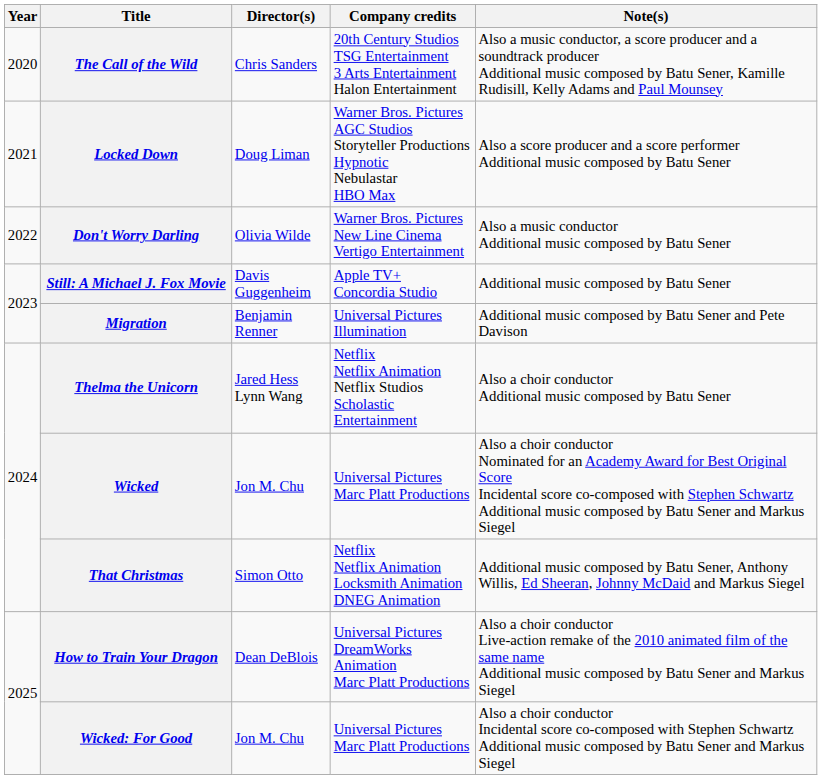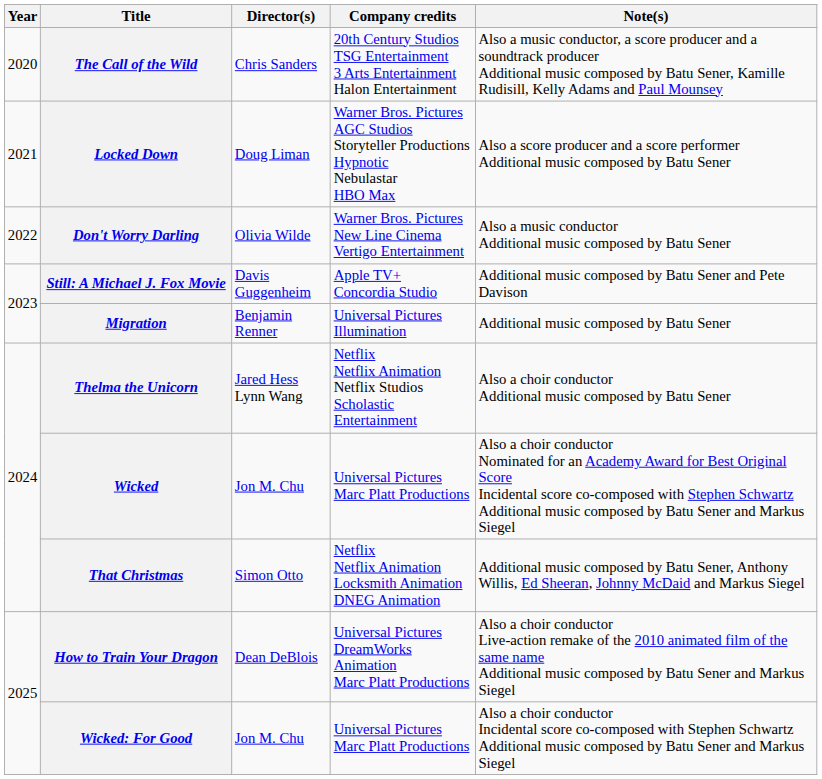(605, 283) Additional music composed by Batu Sener -> (632, 283) Additional music composed by Batu Sener and Pete Davison
(632, 323) Additional music composed by Batu Sener and Pete Davison -> (605, 323) Additional music composed by Batu Sener
